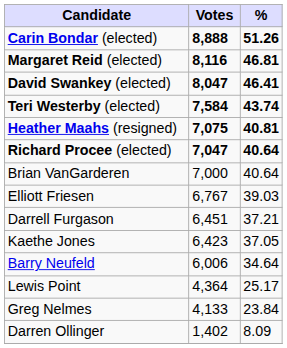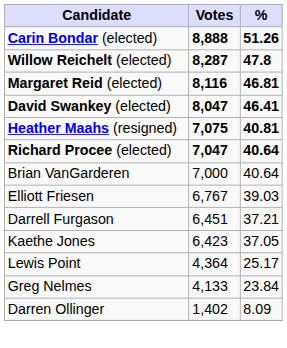+ row: (90, 60)
- row: (84, 106)
- row: (51, 264)
